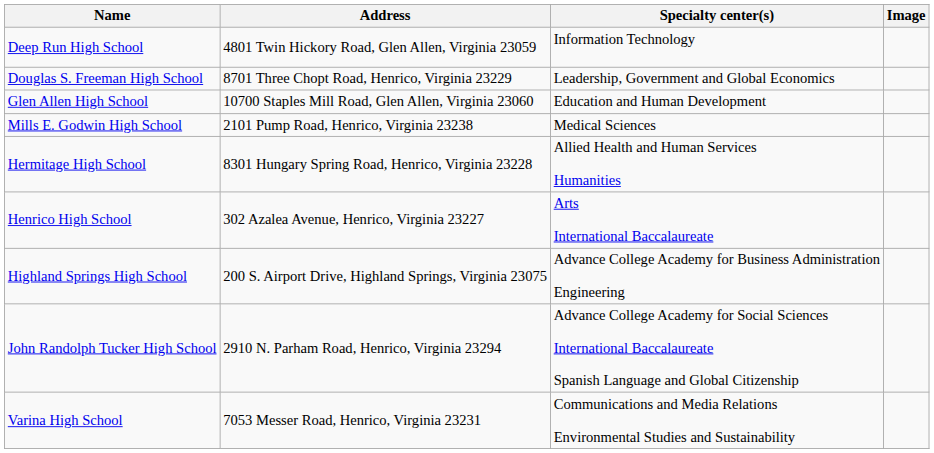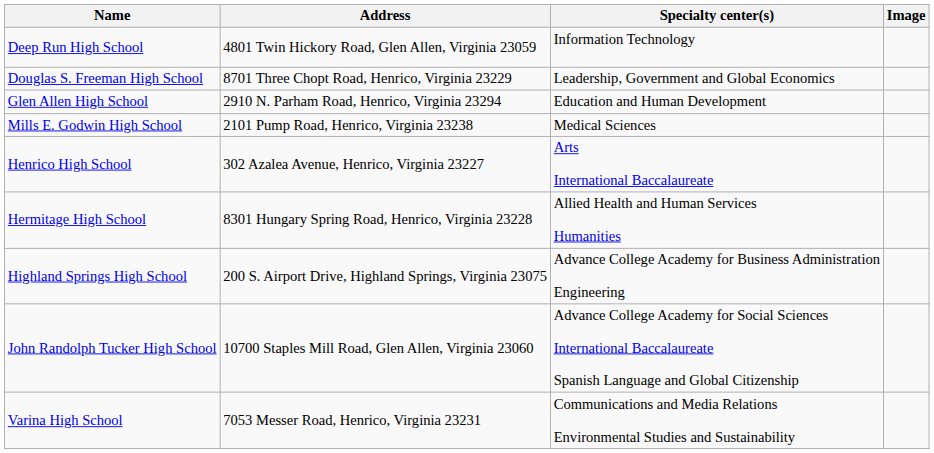(378, 101) 10700 Staples Mill Road, Glen Allen, Virginia 23060 -> (362, 101) 2910 N. Parham Road, Henrico, Virginia 23294
rows swapped: (70, 220) <-> (77, 164)
(362, 348) 2910 N. Parham Road, Henrico, Virginia 23294 -> (378, 348) 10700 Staples Mill Road, Glen Allen, Virginia 23060
